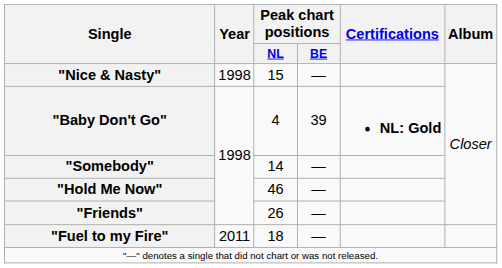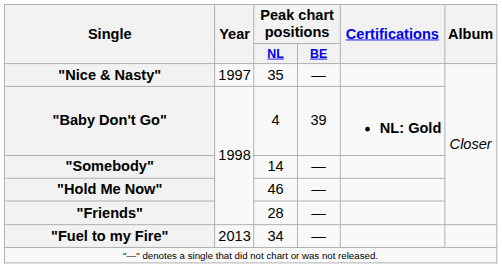(235, 75) 1998 -> (235, 75) 1997
(276, 75) 15 -> (276, 75) 35
(276, 212) 26 -> (276, 212) 28
(235, 235) 2011 -> (235, 235) 2013
(276, 235) 18 -> (276, 235) 34
